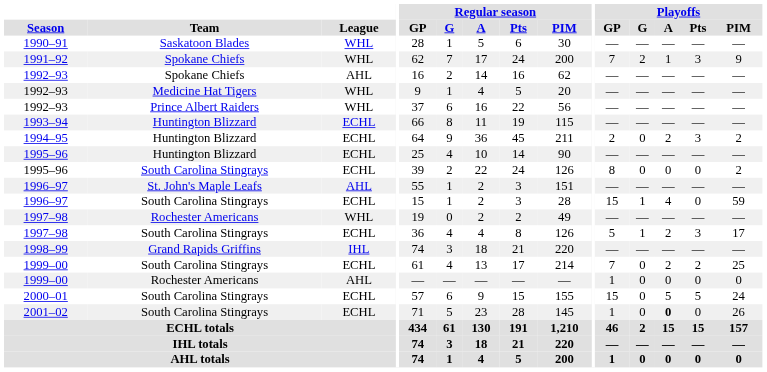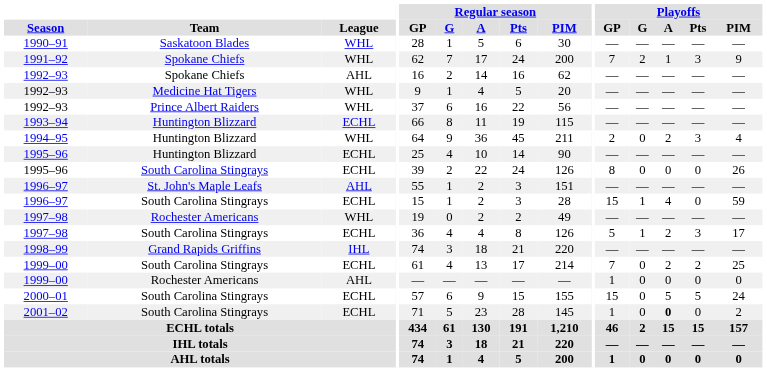(359, 138) ECHL -> (359, 138) WHL
(739, 138) 2 -> (739, 138) 4
(739, 170) 2 -> (739, 170) 26
(739, 312) 26 -> (739, 312) 2
